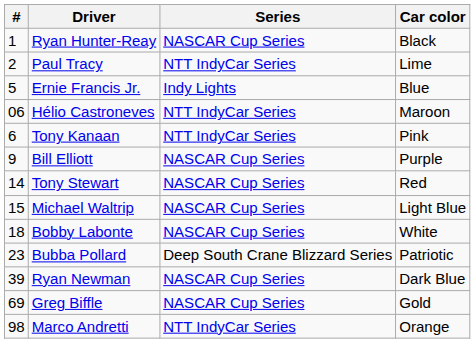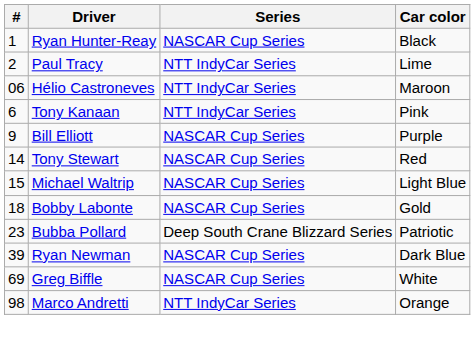- row: (86, 88)
(418, 231) White -> (415, 207) Gold
(415, 302) Gold -> (418, 279) White
